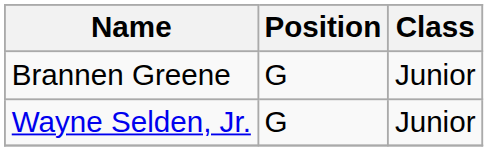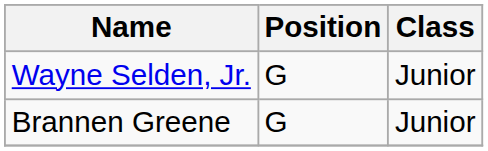rows swapped: (131, 121) <-> (121, 74)
